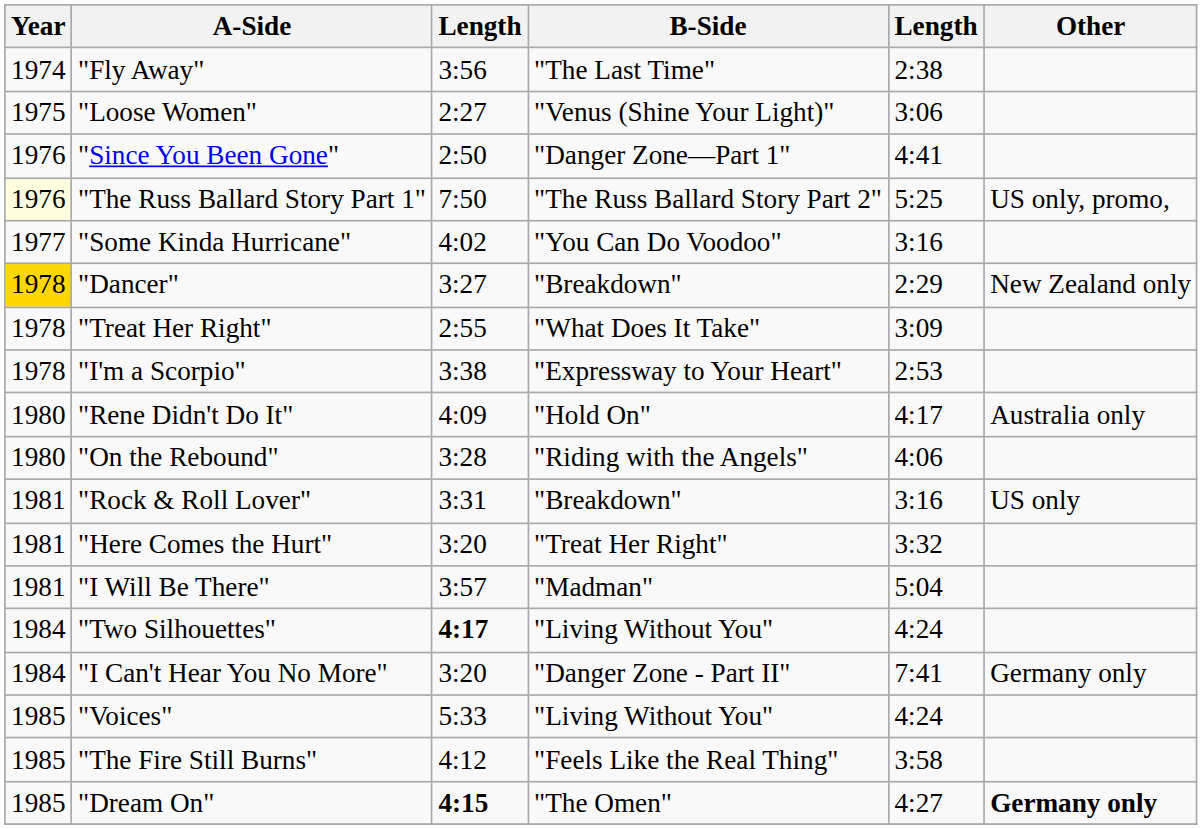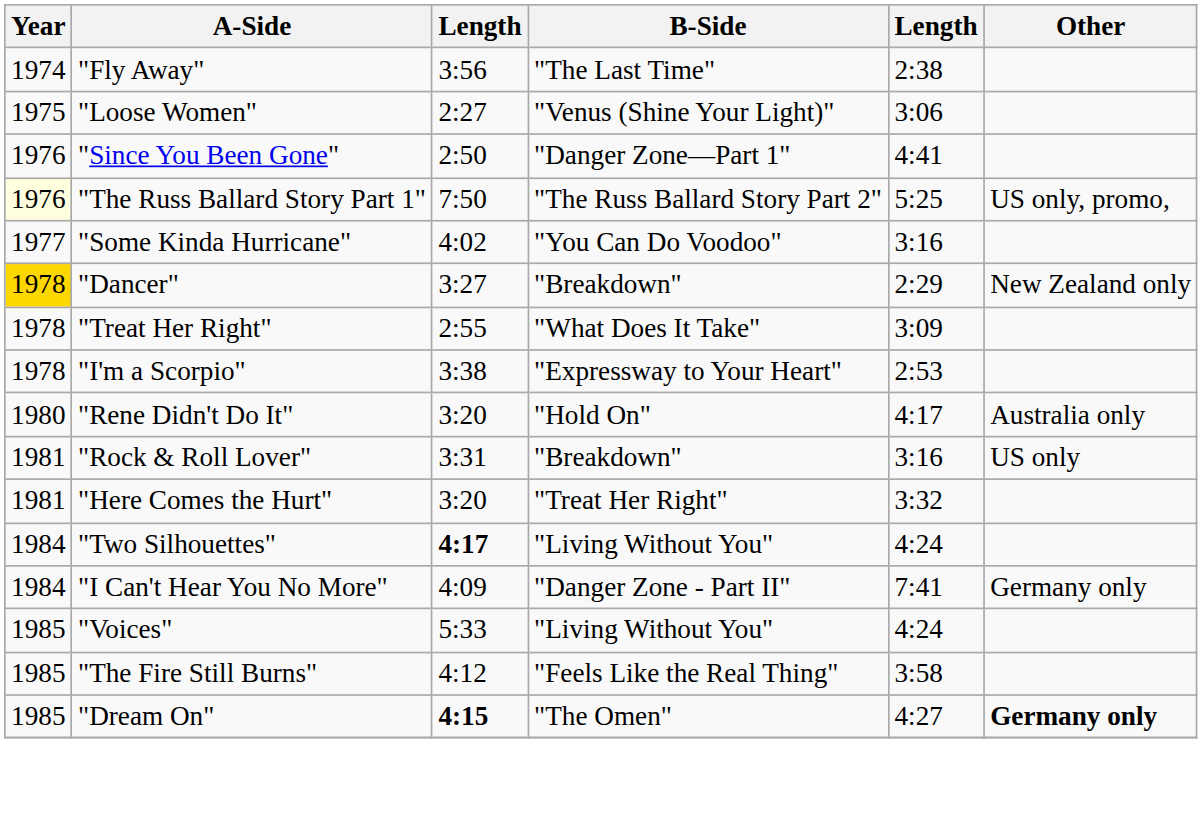(463, 414) 4:09 -> (463, 414) 3:20
- row: (178, 457)
- row: (174, 586)
(463, 673) 3:20 -> (463, 586) 4:09
